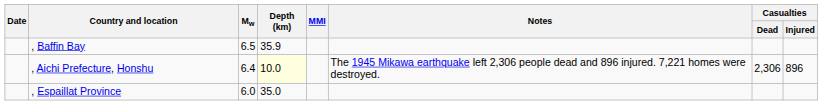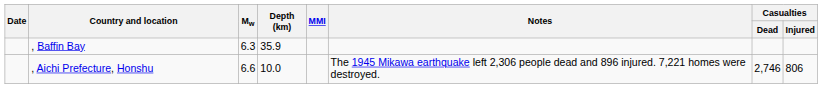(248, 46) 6.5 -> (248, 46) 6.3
(248, 69) 6.4 -> (248, 69) 6.6
(271, 69) lightyellow background -> (271, 69) no background
(767, 69) 2,306 -> (767, 69) 2,746
(794, 69) 896 -> (794, 69) 806
- row: (76, 91)
